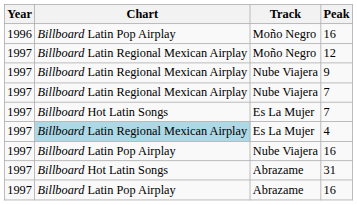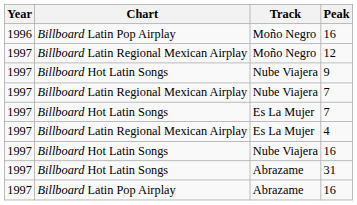(142, 72) Billboard Latin Regional Mexican Airplay -> (103, 72) Billboard Hot Latin Songs
(142, 131) lightblue background -> (142, 131) no background
(107, 151) Billboard Latin Pop Airplay -> (103, 151) Billboard Hot Latin Songs
